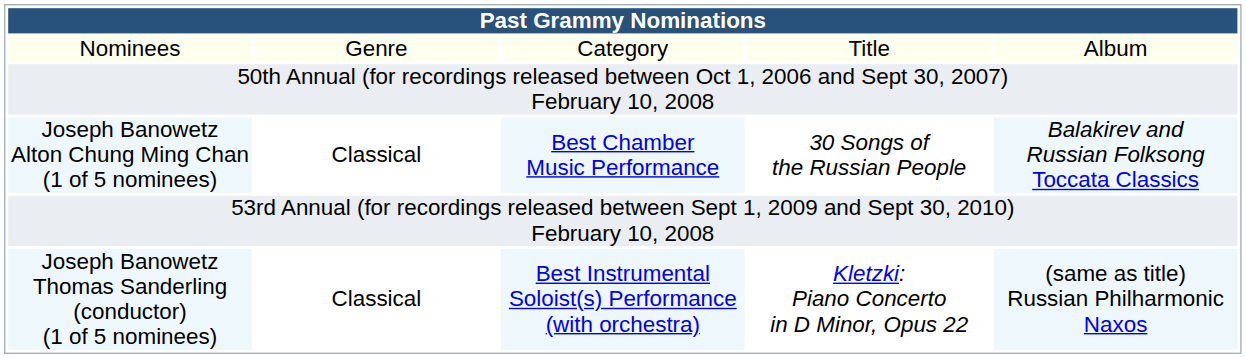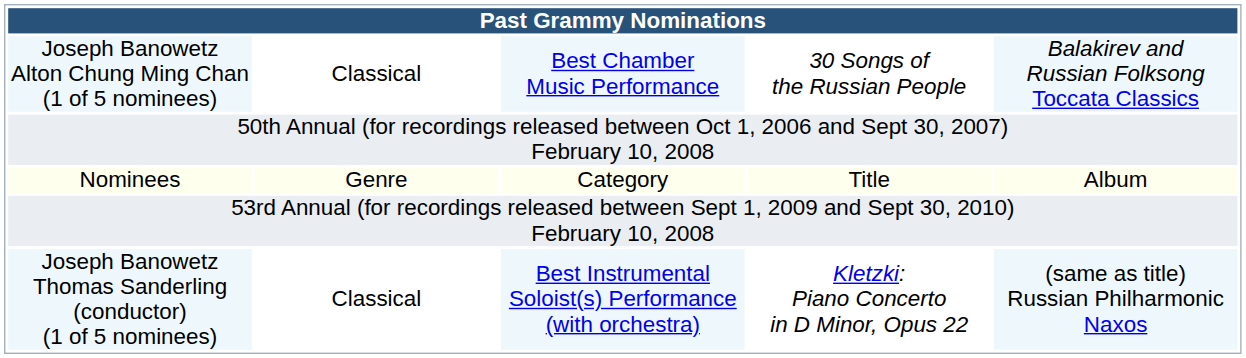rows swapped: (130, 48) <-> (130, 154)
